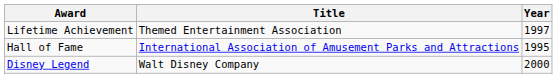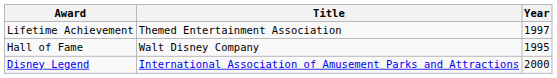(329, 47) International Association of Amusement Parks and Attractions -> (199, 47) Walt Disney Company
(199, 64) Walt Disney Company -> (329, 64) International Association of Amusement Parks and Attractions
